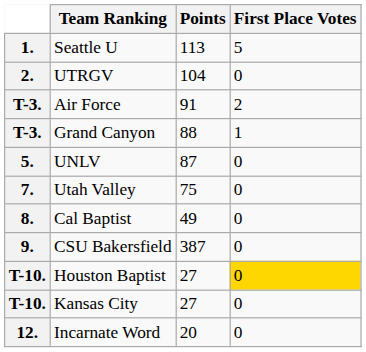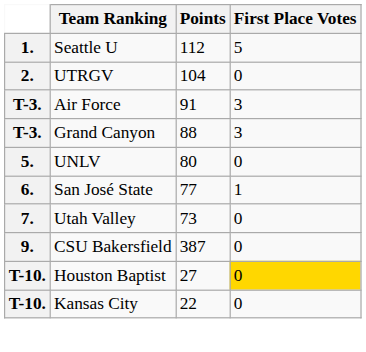(192, 47) 113 -> (192, 47) 112
(238, 104) 2 -> (238, 104) 3
(238, 133) 1 -> (238, 133) 3
(188, 161) 87 -> (188, 161) 80
+ row: (103, 190)
(188, 190) 75 -> (188, 218) 73
- row: (93, 218)
(188, 304) 27 -> (188, 304) 22
- row: (107, 332)
